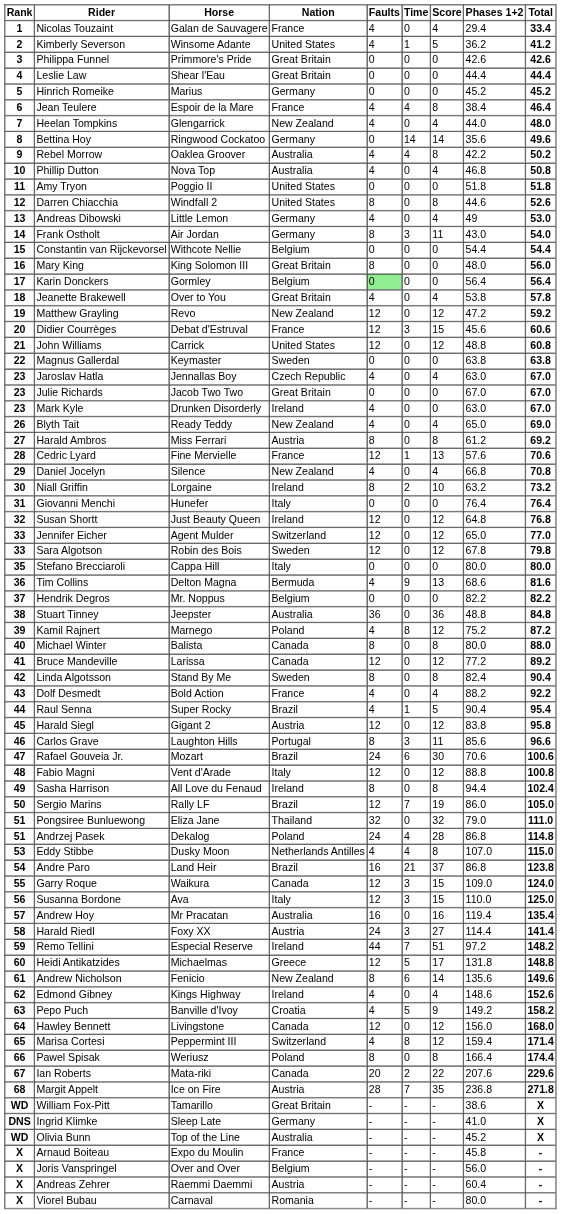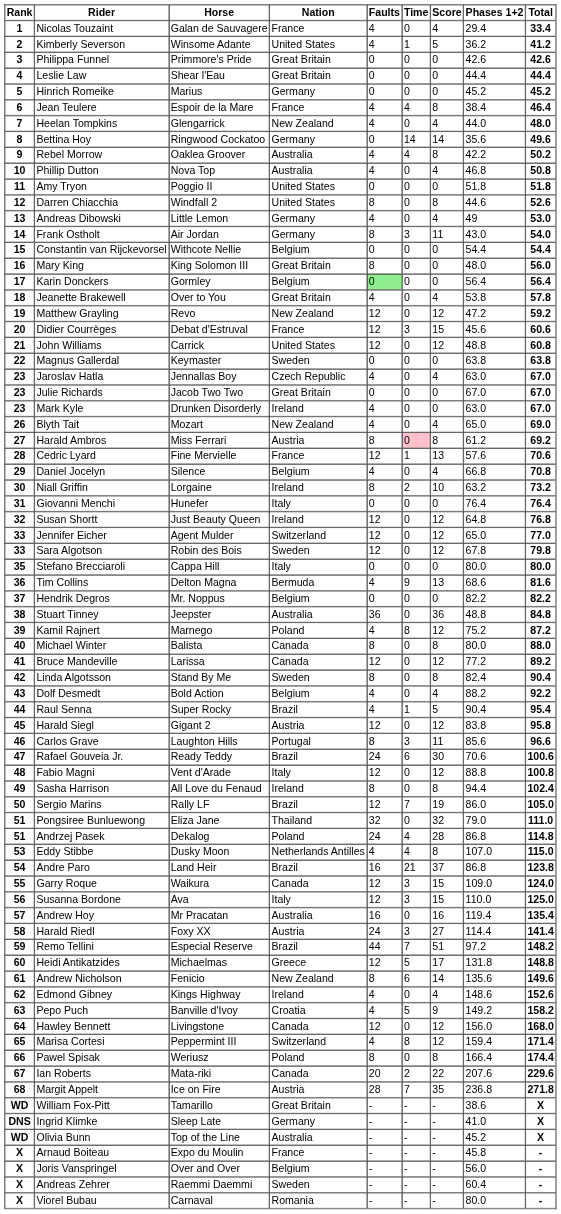(201, 424) Ready Teddy -> (187, 424) Mozart
(407, 440) no background -> (407, 440) pink background
(303, 472) New Zealand -> (291, 472) Belgium
(288, 693) France -> (291, 693) Belgium
(187, 757) Mozart -> (201, 757) Ready Teddy
(288, 947) Ireland -> (285, 947) Brazil
(288, 1184) Austria -> (291, 1184) Sweden
